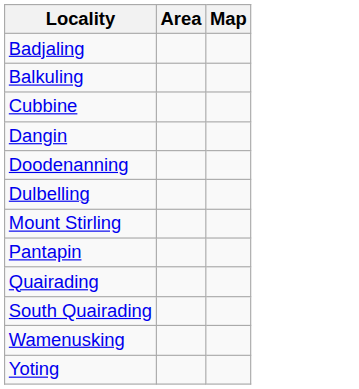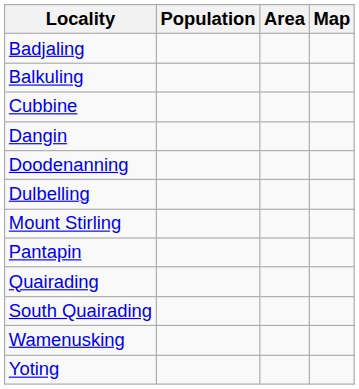+ column: (208, 19)
